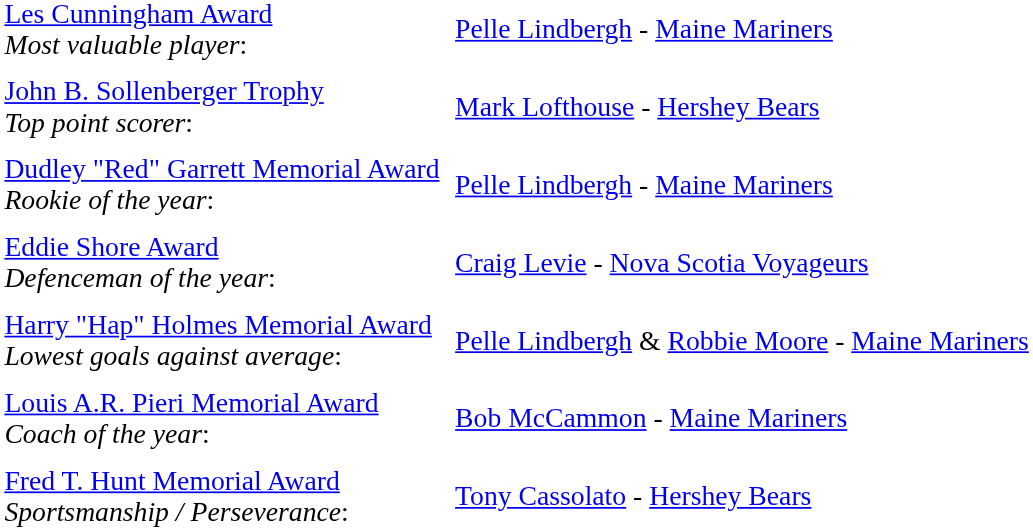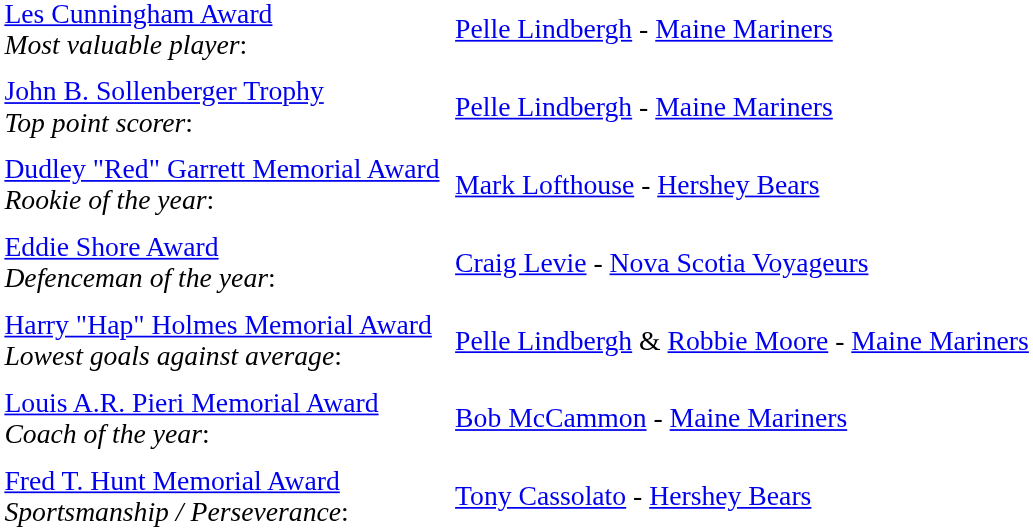(637, 107) Mark Lofthouse - Hershey Bears -> (644, 107) Pelle Lindbergh - Maine Mariners
(644, 184) Pelle Lindbergh - Maine Mariners -> (637, 184) Mark Lofthouse - Hershey Bears
